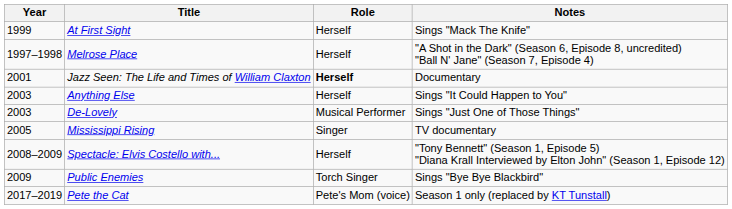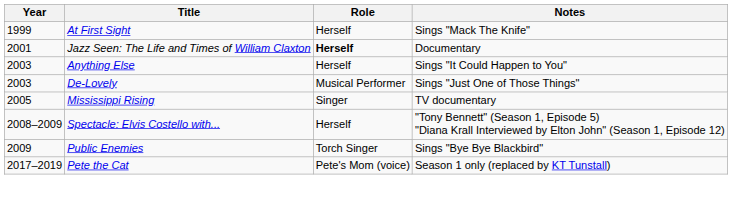- row: (102, 54)
